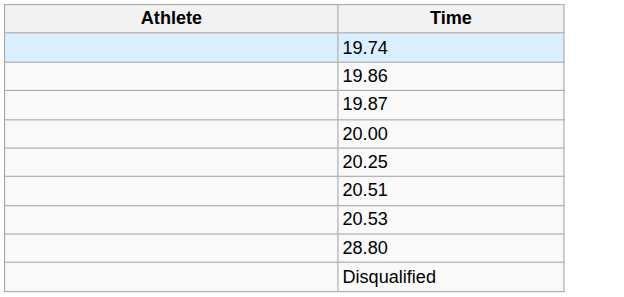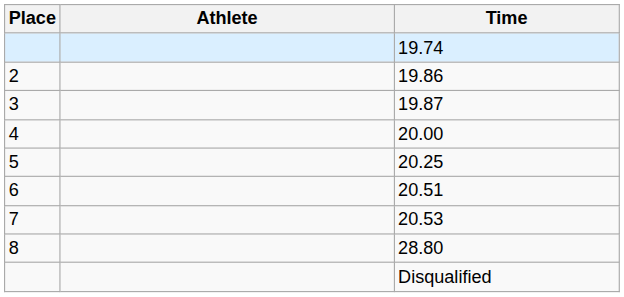+ column: (32, 18)
